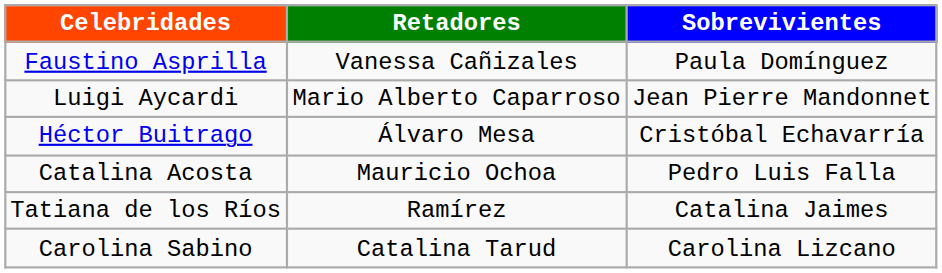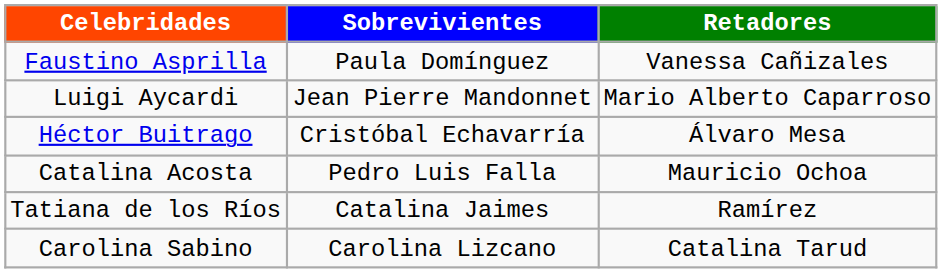columns swapped: (782, 24) <-> (457, 24)
